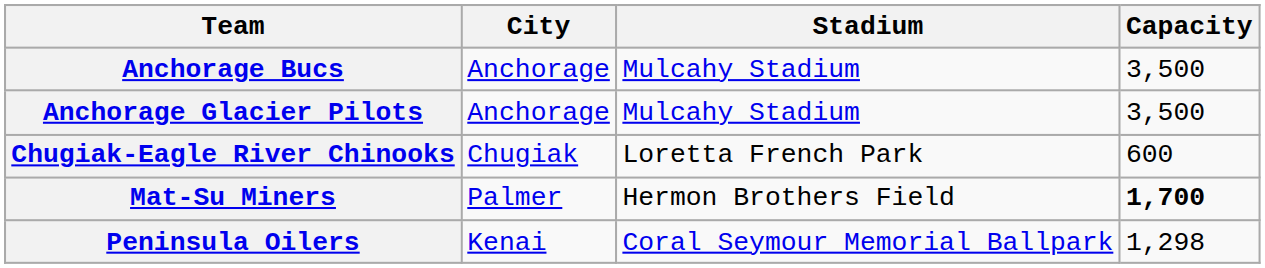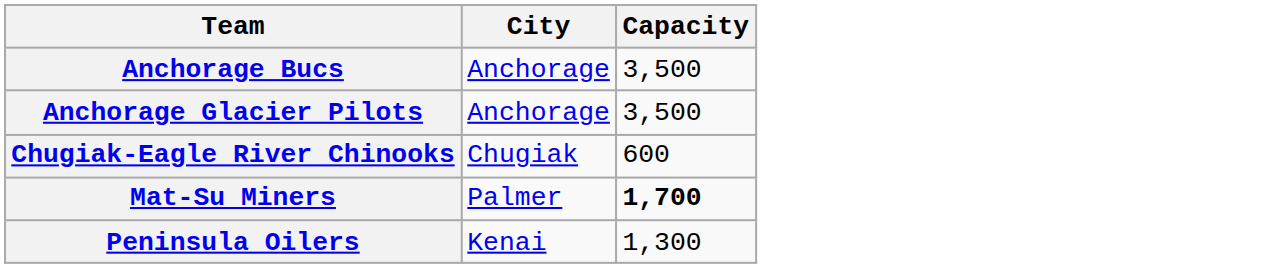- column: (868, 27)
(1165, 242) 1,298 -> (662, 242) 1,300
